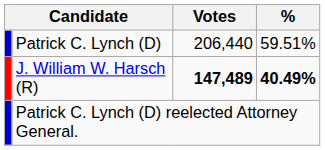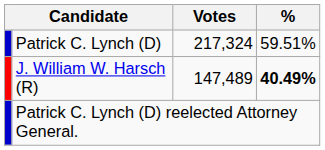(223, 43) 206,440 -> (223, 43) 217,324
(223, 78) bold -> (223, 78) normal
